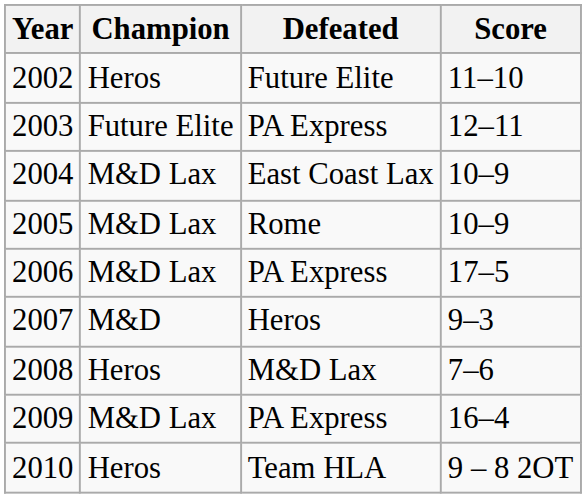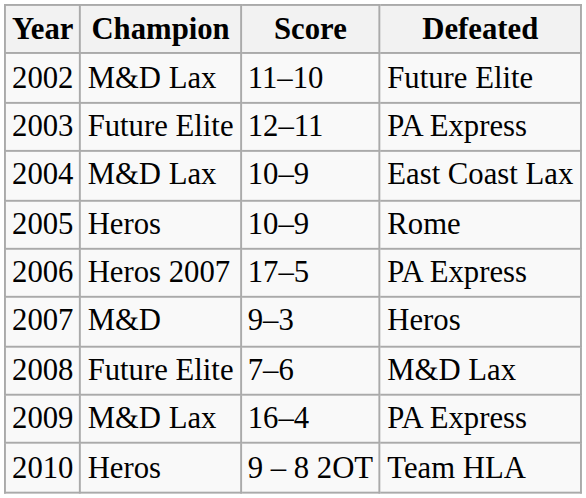columns swapped: (511, 28) <-> (341, 28)
(124, 77) Heros -> (152, 77) M&D Lax
(152, 223) M&D Lax -> (124, 223) Heros
(152, 272) M&D Lax -> (159, 272) Heros 2007
(124, 369) Heros -> (161, 369) Future Elite
